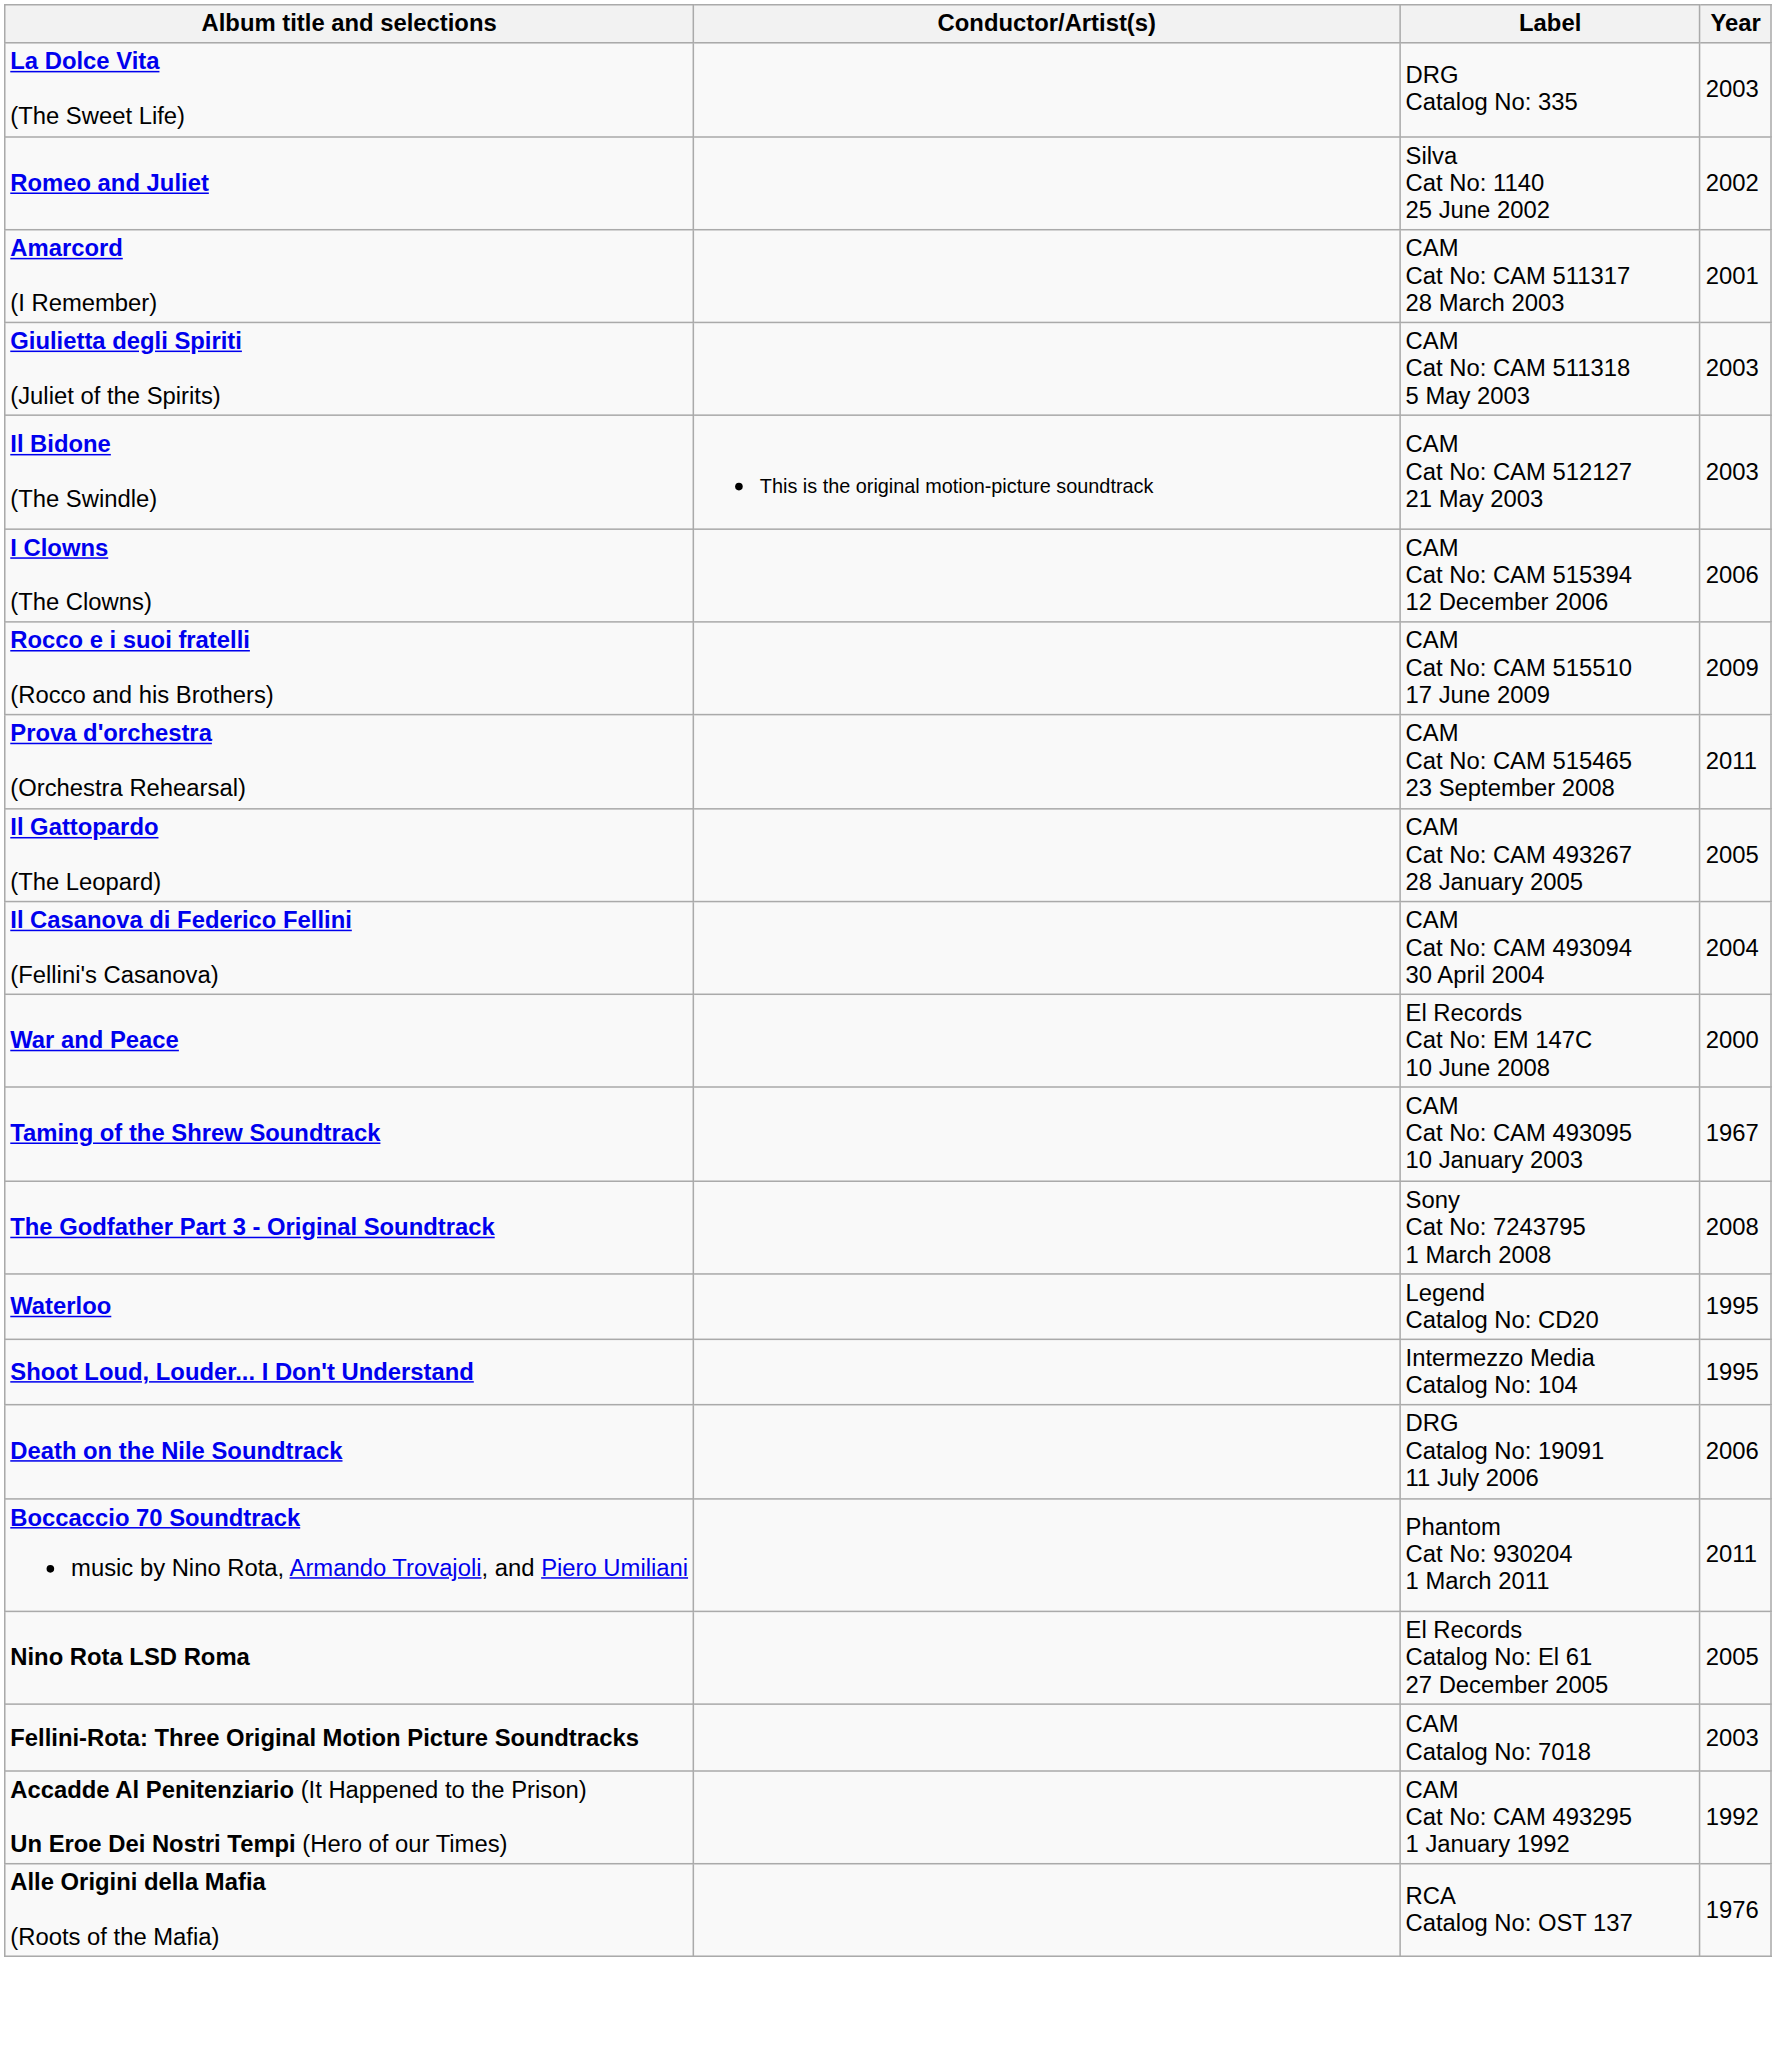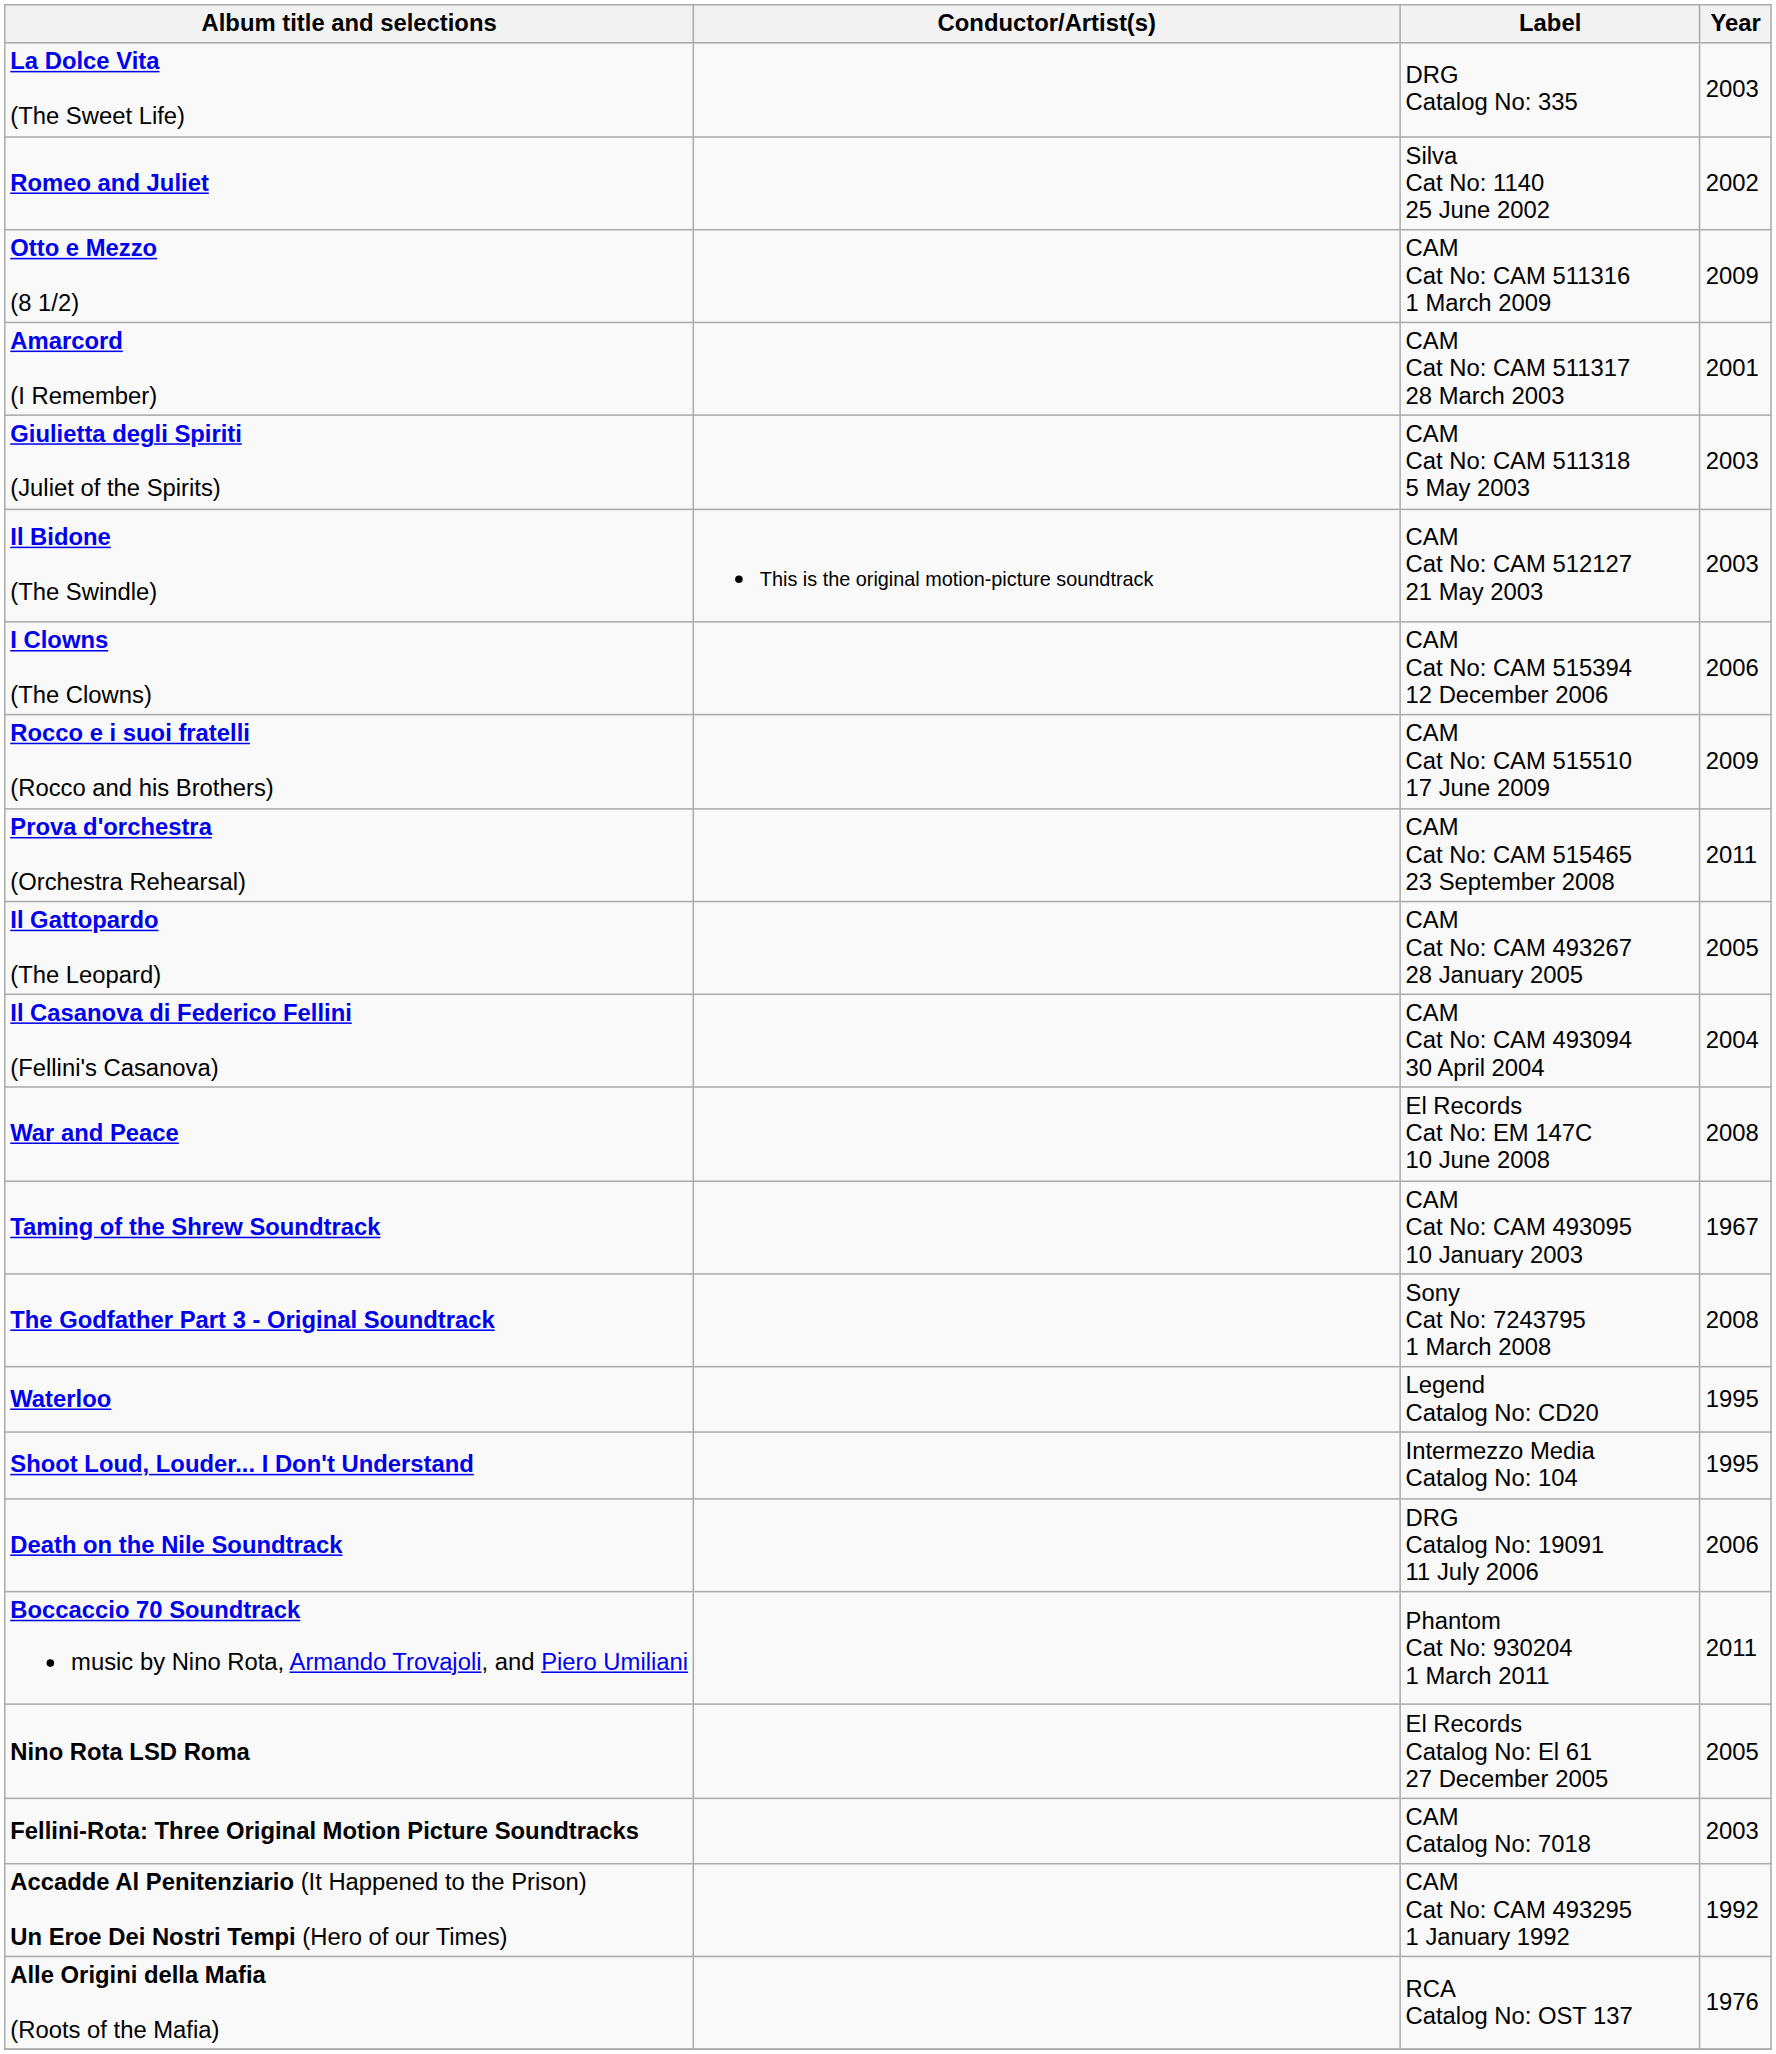+ row: (84, 275)
(1732, 1040) 2000 -> (1732, 1133) 2008
